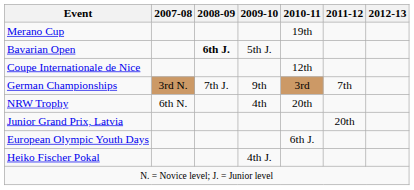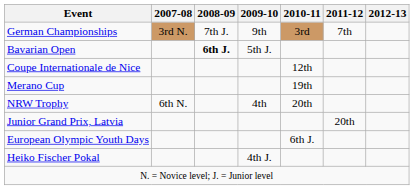rows swapped: (62, 85) <-> (36, 31)
